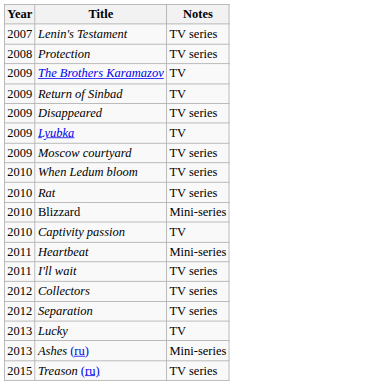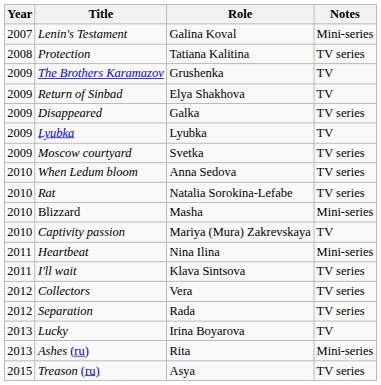+ column: (240, 14)
(193, 34) TV series -> (345, 34) Mini-series
